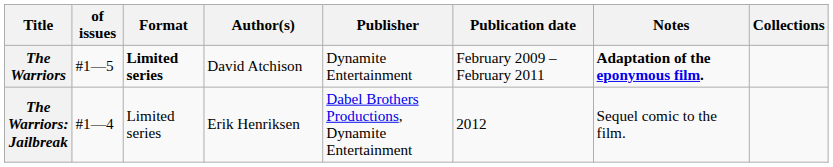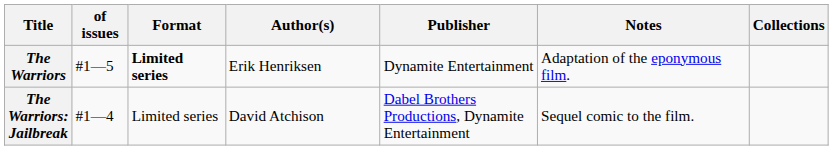- column: (523, 25)
(255, 66) David Atchison -> (275, 66) Erik Henriksen
(654, 66) bold -> (631, 66) normal
(254, 124) Erik Henriksen -> (276, 116) David Atchison
